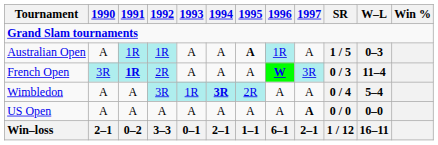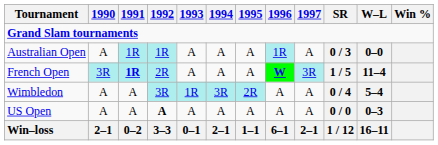(250, 52) bold -> (250, 52) normal
(340, 52) 1 / 5 -> (340, 52) 0 / 3
(374, 52) 0–3 -> (374, 52) 0–0
(340, 71) 0 / 3 -> (340, 71) 1 / 5
(221, 91) bold -> (221, 91) normal
(162, 110) normal -> (162, 110) bold
(309, 110) bold -> (309, 110) normal
(374, 110) 0–0 -> (374, 110) 0–3
